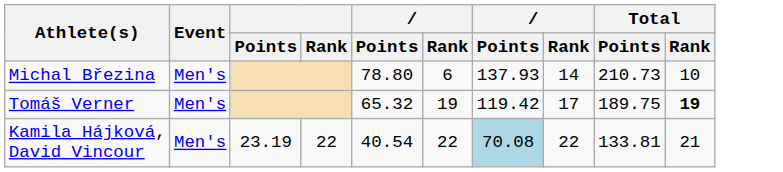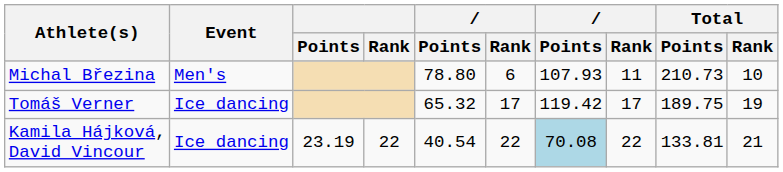(508, 76) 137.93 -> (571, 76) 107.93
(569, 76) 14 -> (631, 76) 11
(200, 104) Men's -> (231, 104) Ice dancing
(448, 104) 19 -> (510, 104) 17
(690, 104) bold -> (753, 104) normal
(200, 142) Men's -> (231, 142) Ice dancing
